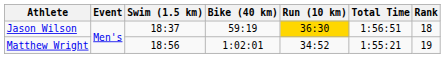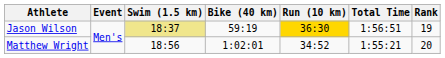(165, 29) no background -> (165, 29) khaki background
(426, 29) 18 -> (426, 29) 19
(426, 45) 19 -> (426, 45) 20
